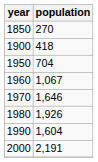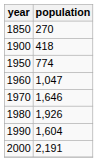(45, 64) 704 -> (45, 64) 774
(49, 81) 1,067 -> (49, 81) 1,047
